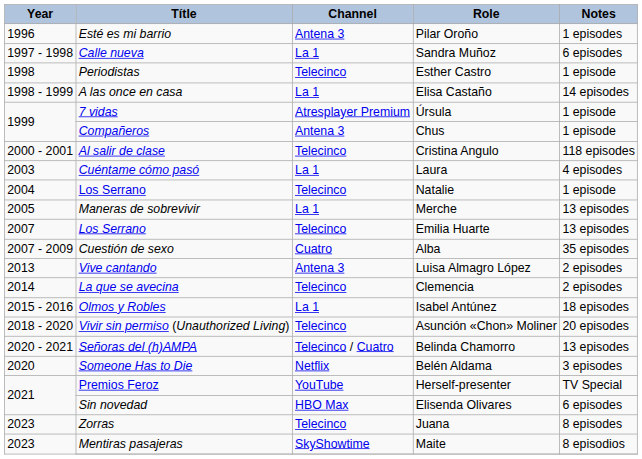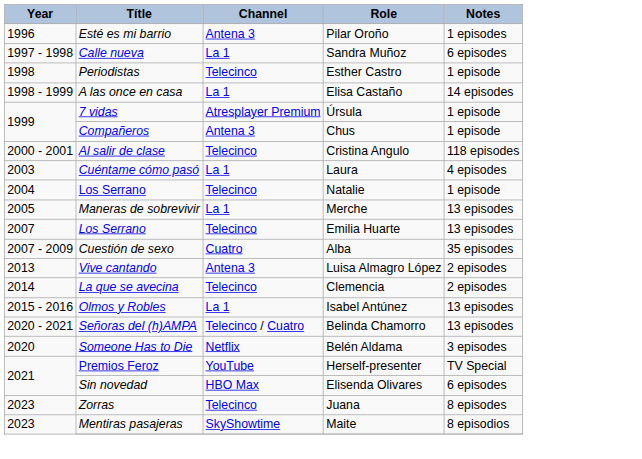(596, 307) 18 episodes -> (480, 307) 13 episodes
- row: (486, 326)
